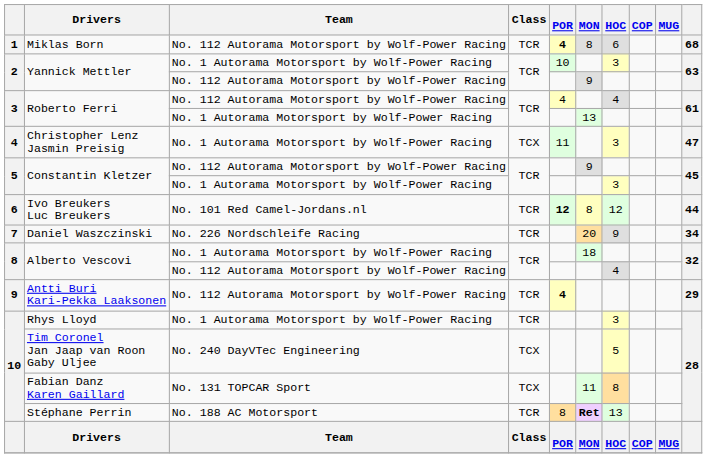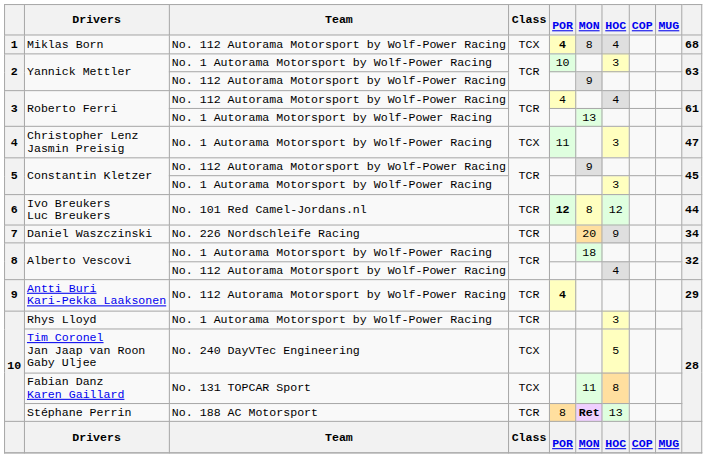(529, 45) TCR -> (529, 45) TCX
(616, 45) 6 -> (616, 45) 4
